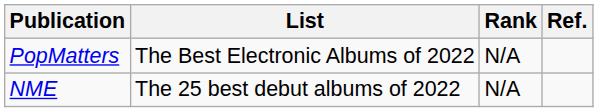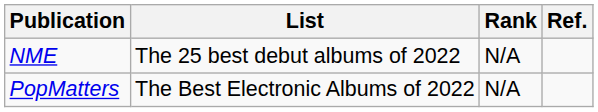rows swapped: (33, 89) <-> (64, 55)
